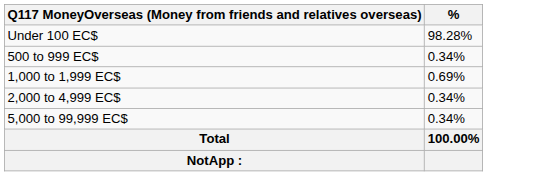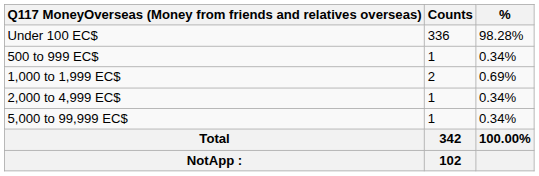+ column: (450, 14)
